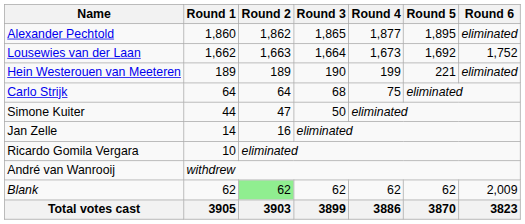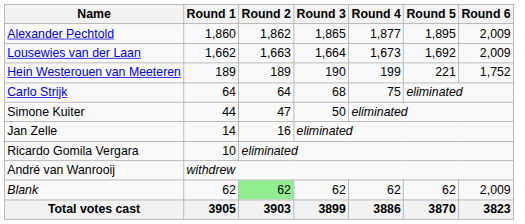(489, 33) eliminated -> (495, 33) 2,009
(502, 53) 1,752 -> (495, 53) 2,009
(489, 72) eliminated -> (495, 72) 1,752
